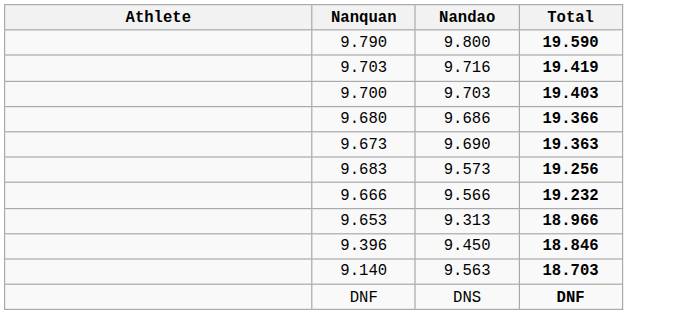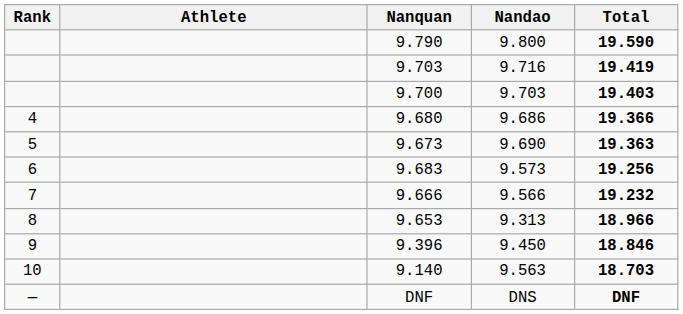+ column: (32, 17)
